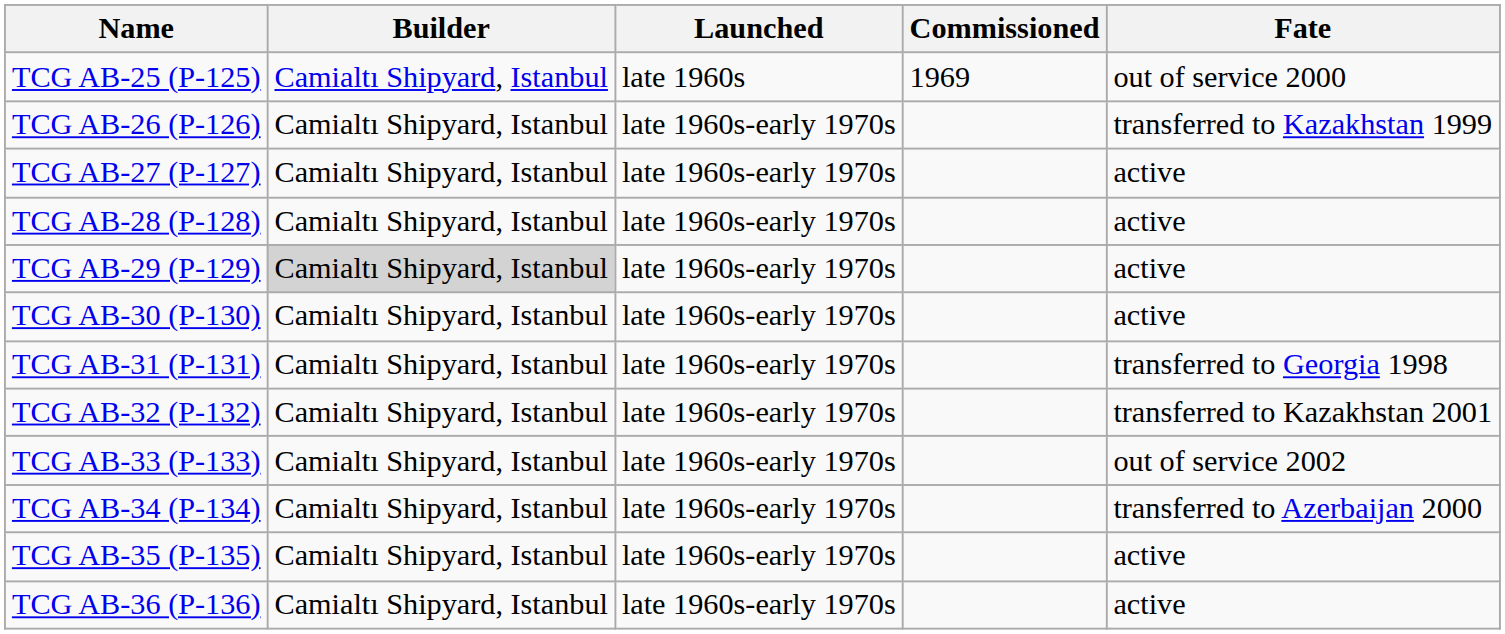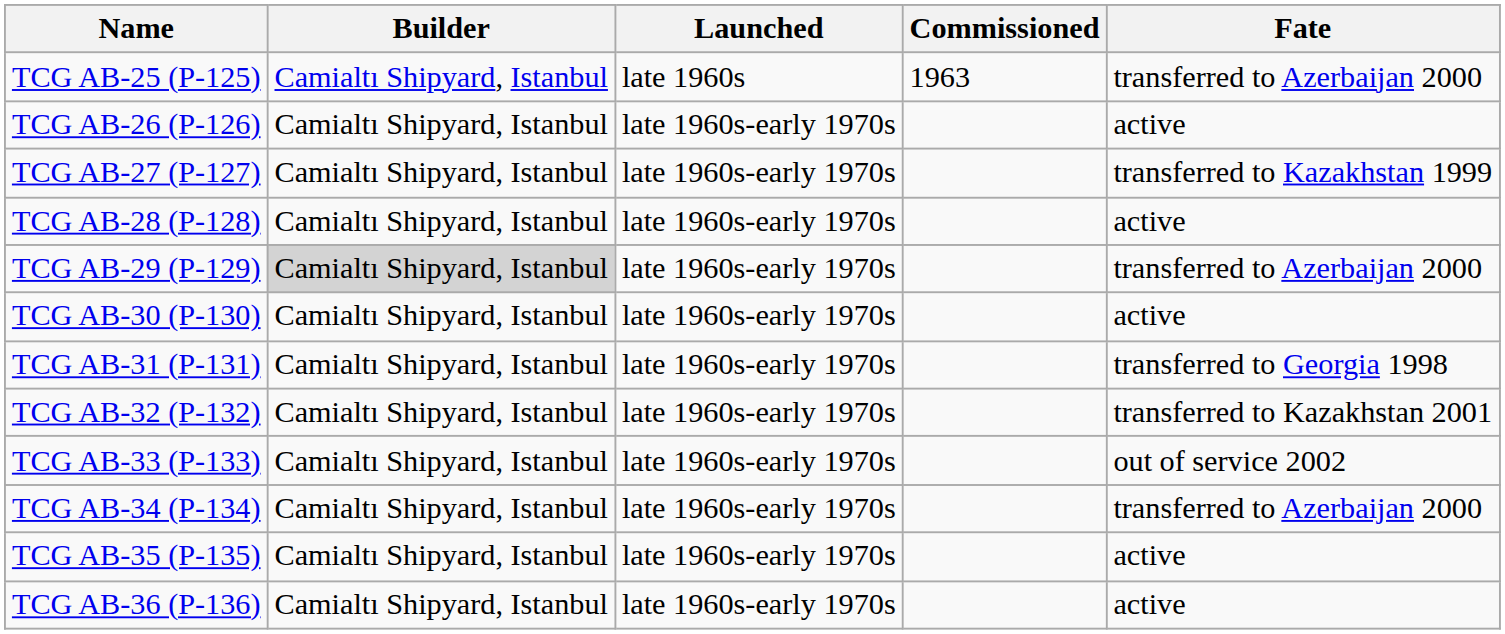(940, 76) 1969 -> (940, 76) 1963
(1230, 76) out of service 2000 -> (1298, 76) transferred to Azerbaijan 2000
(1303, 124) transferred to Kazakhstan 1999 -> (1150, 124) active
(1150, 172) active -> (1303, 172) transferred to Kazakhstan 1999
(1150, 268) active -> (1298, 268) transferred to Azerbaijan 2000
